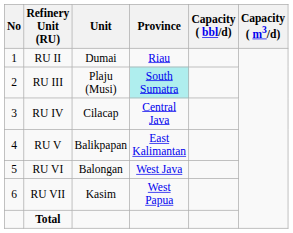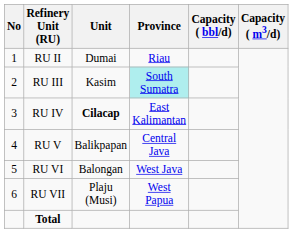(101, 82) Plaju (Musi) -> (101, 82) Kasim
(101, 113) normal -> (101, 113) bold
(159, 113) Central Java -> (159, 113) East Kalimantan
(159, 145) East Kalimantan -> (159, 145) Central Java
(101, 194) Kasim -> (101, 194) Plaju (Musi)
